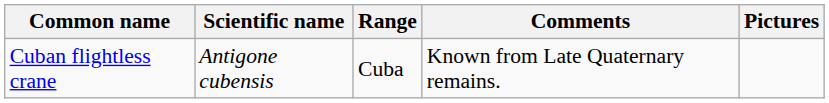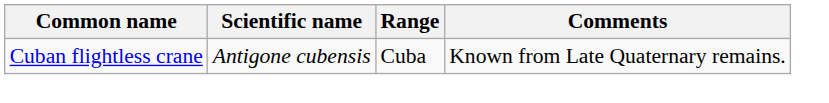- column: (782, 21)
